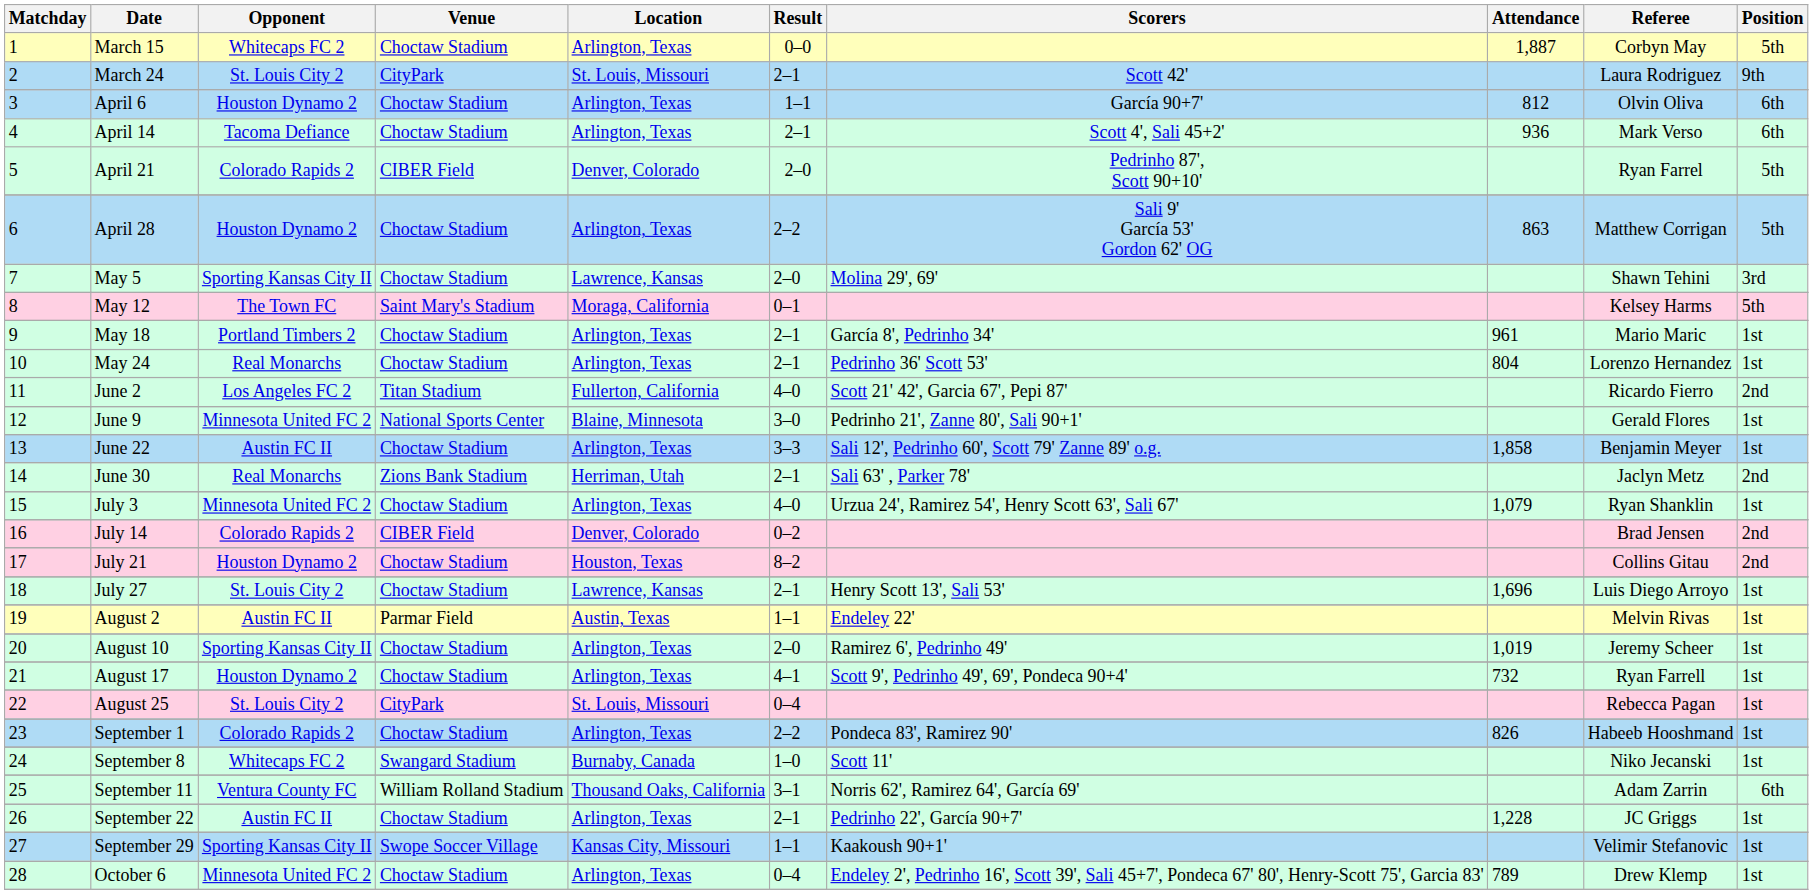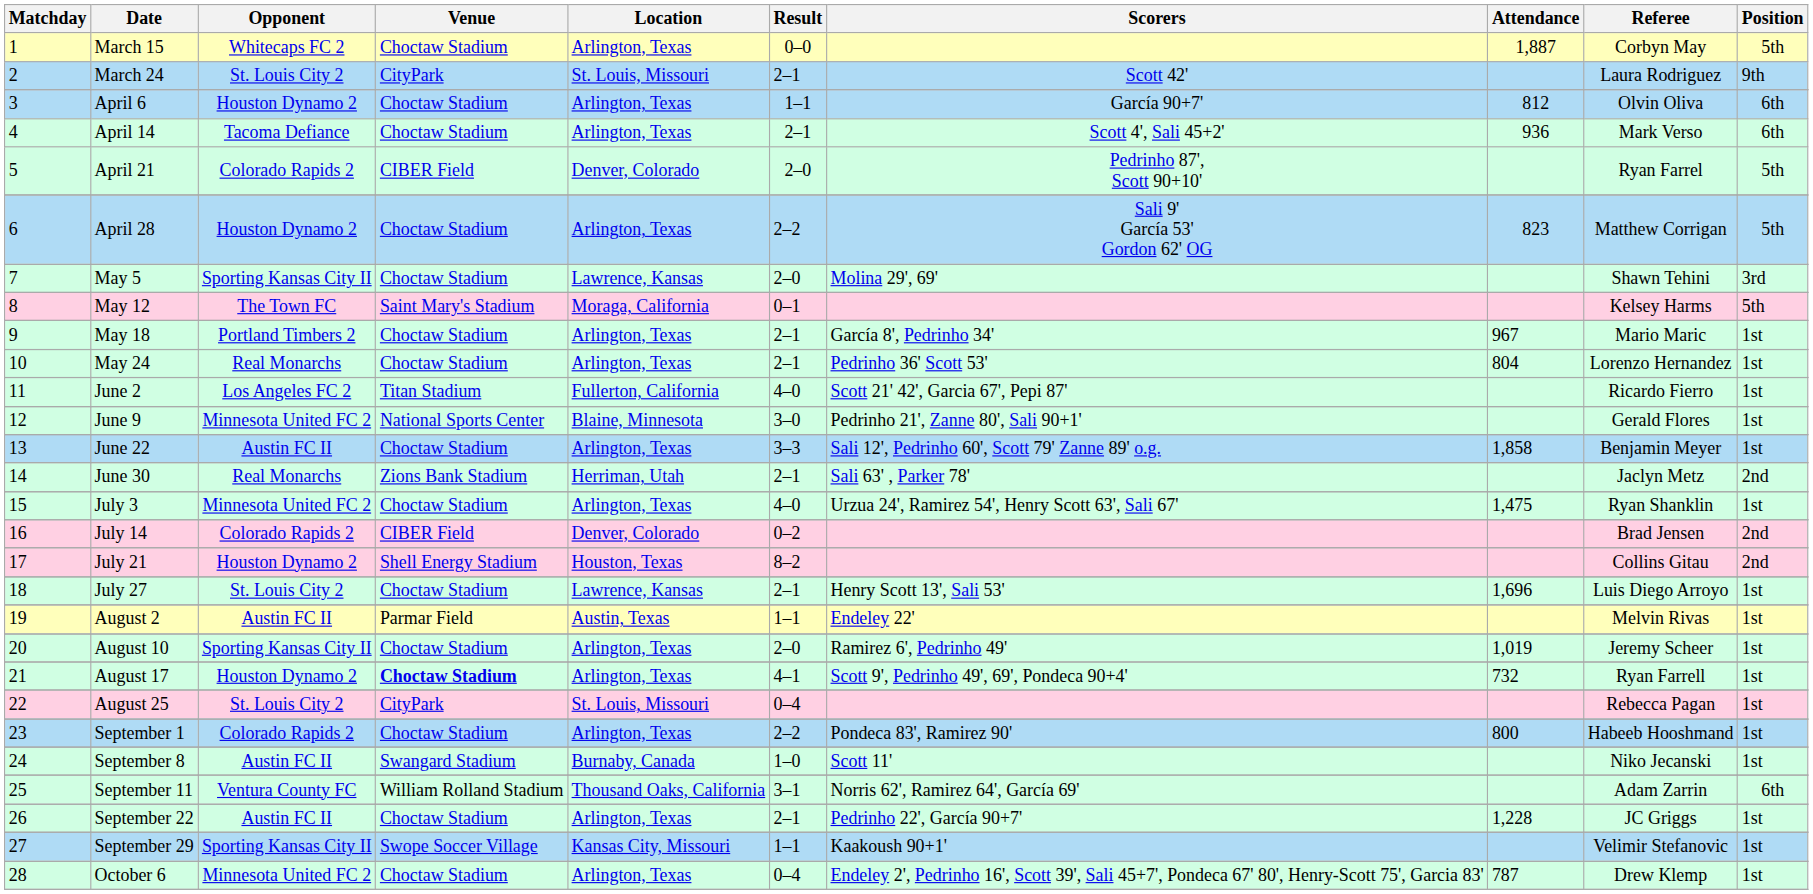(1536, 229) 863 -> (1536, 229) 823
(1505, 334) 961 -> (1505, 334) 967
(1755, 391) 2nd -> (1752, 391) 1st
(1512, 505) 1,079 -> (1512, 505) 1,475
(444, 562) Choctaw Stadium -> (458, 562) Shell Energy Stadium
(444, 676) normal -> (448, 676) bold
(1505, 732) 826 -> (1505, 732) 800
(287, 761) Whitecaps FC 2 -> (287, 761) Austin FC II
(1505, 874) 789 -> (1505, 874) 787
